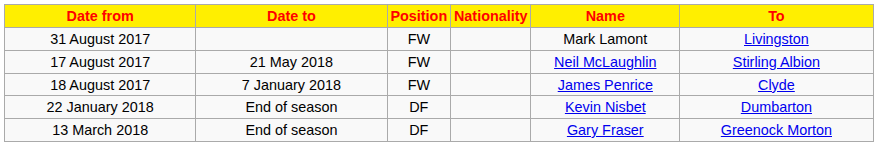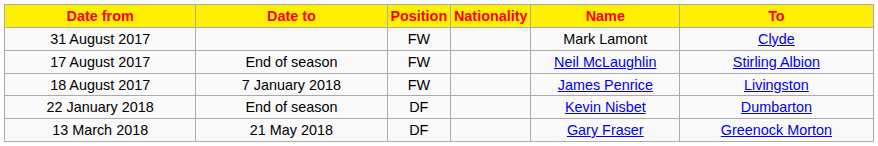(776, 39) Livingston -> (776, 39) Clyde
(291, 62) 21 May 2018 -> (291, 62) End of season
(776, 85) Clyde -> (776, 85) Livingston
(291, 130) End of season -> (291, 130) 21 May 2018
